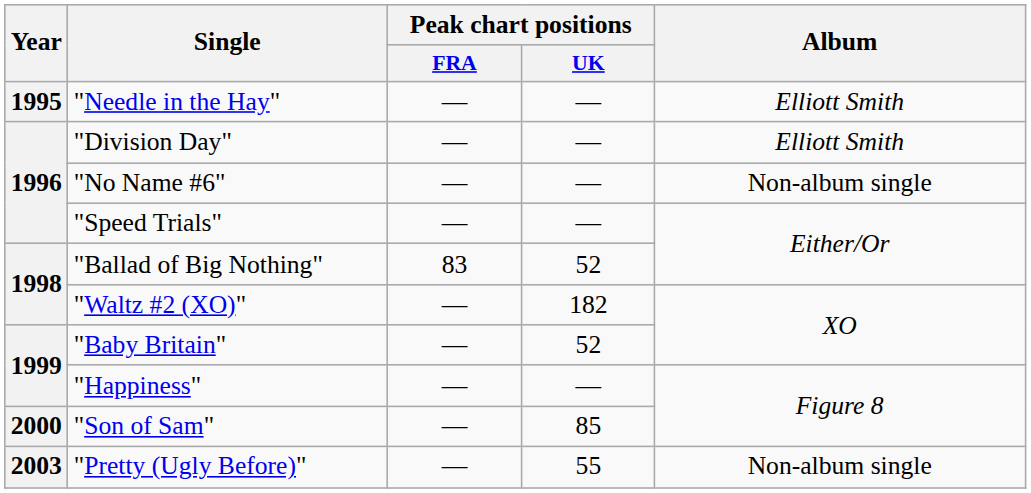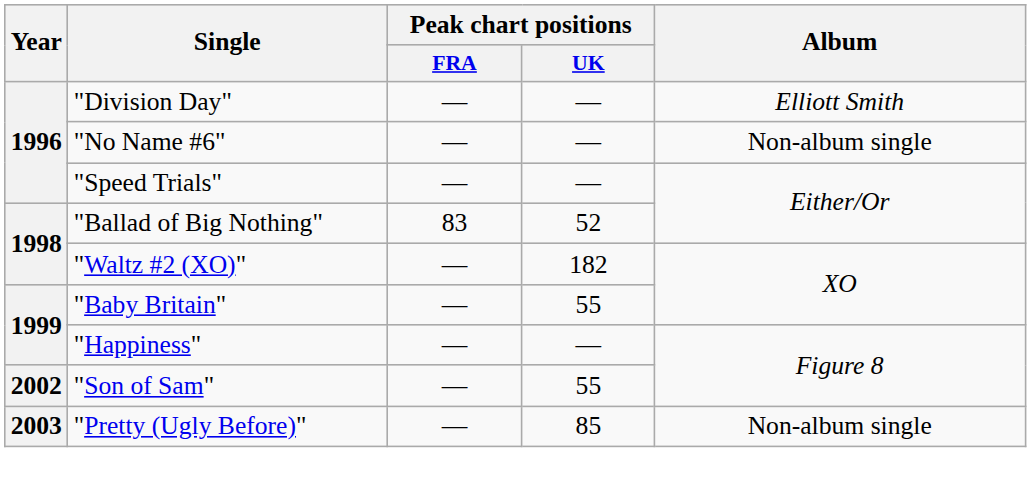- row: (177, 101)
(588, 344) 52 -> (588, 304) 55
(36, 426) 2000 -> (36, 385) 2002
(588, 426) 85 -> (588, 385) 55
(588, 466) 55 -> (588, 426) 85
